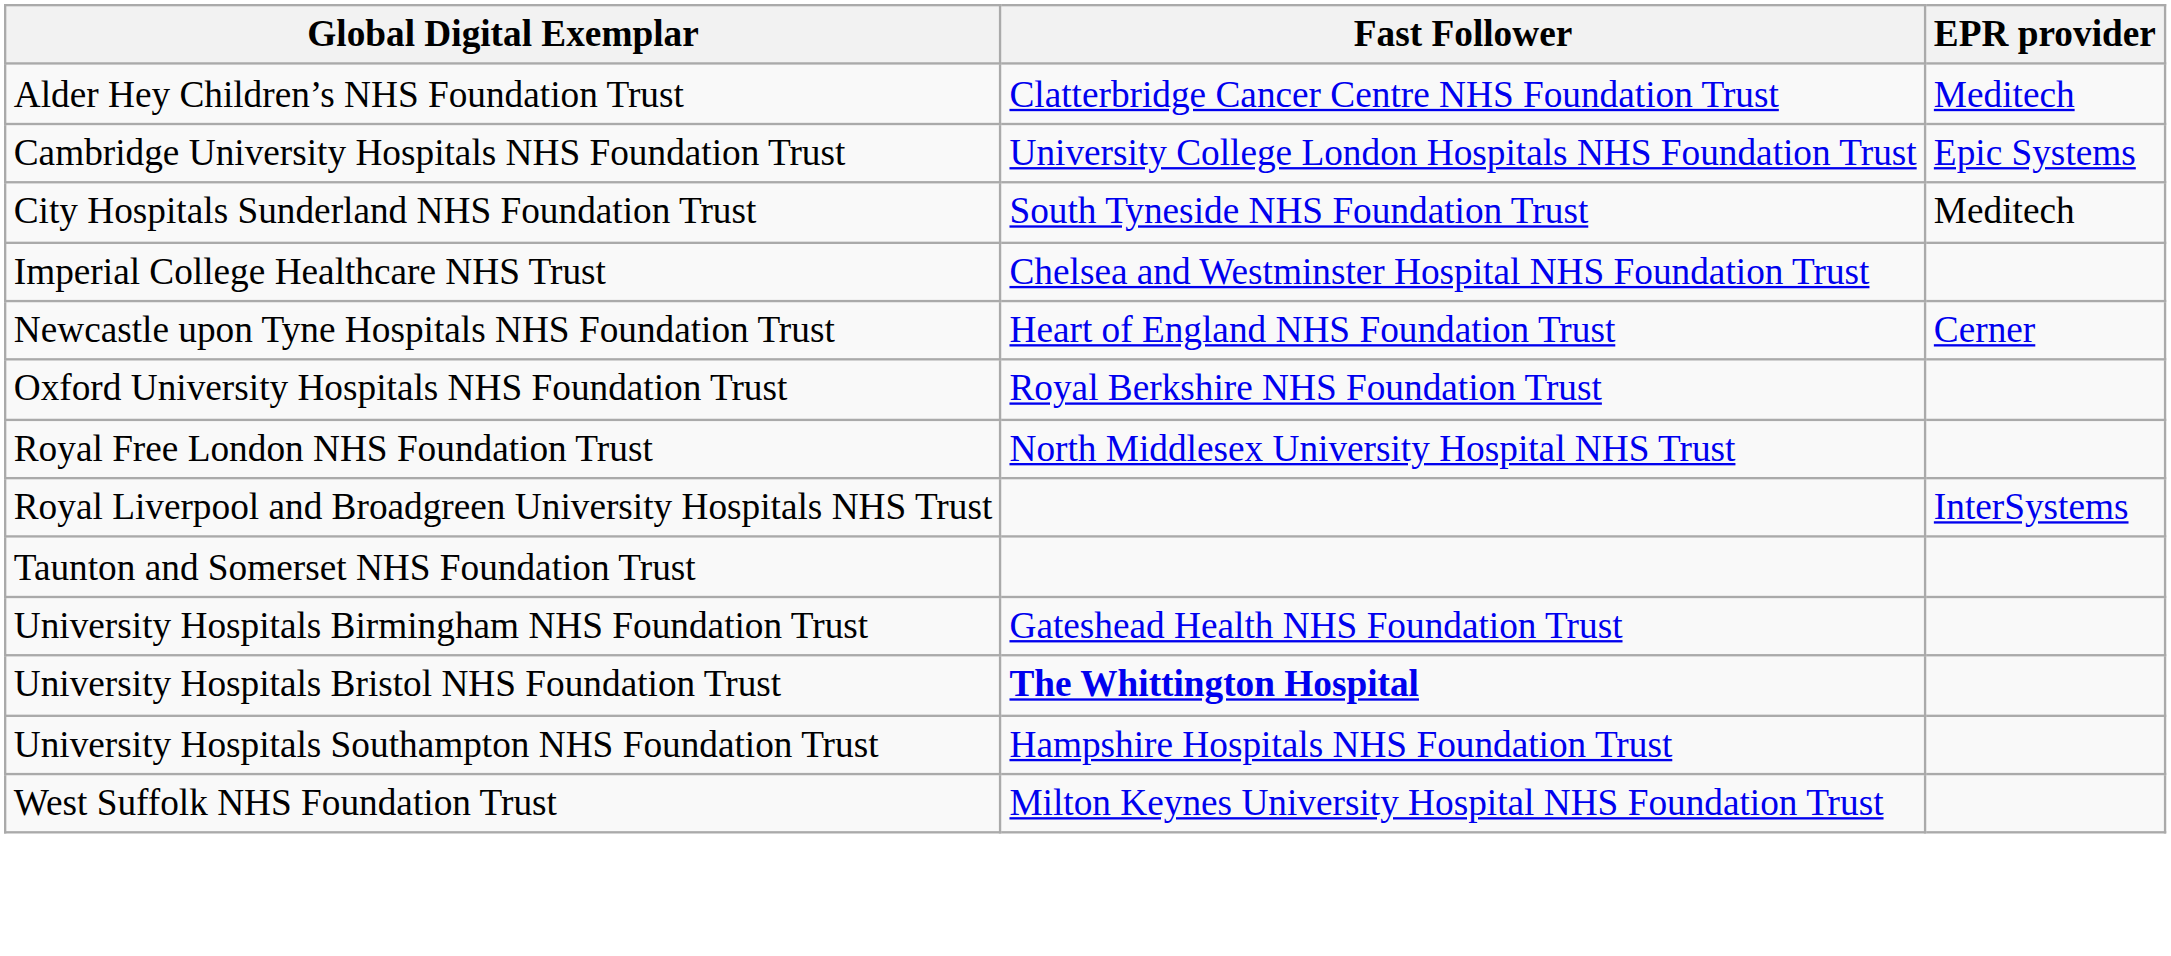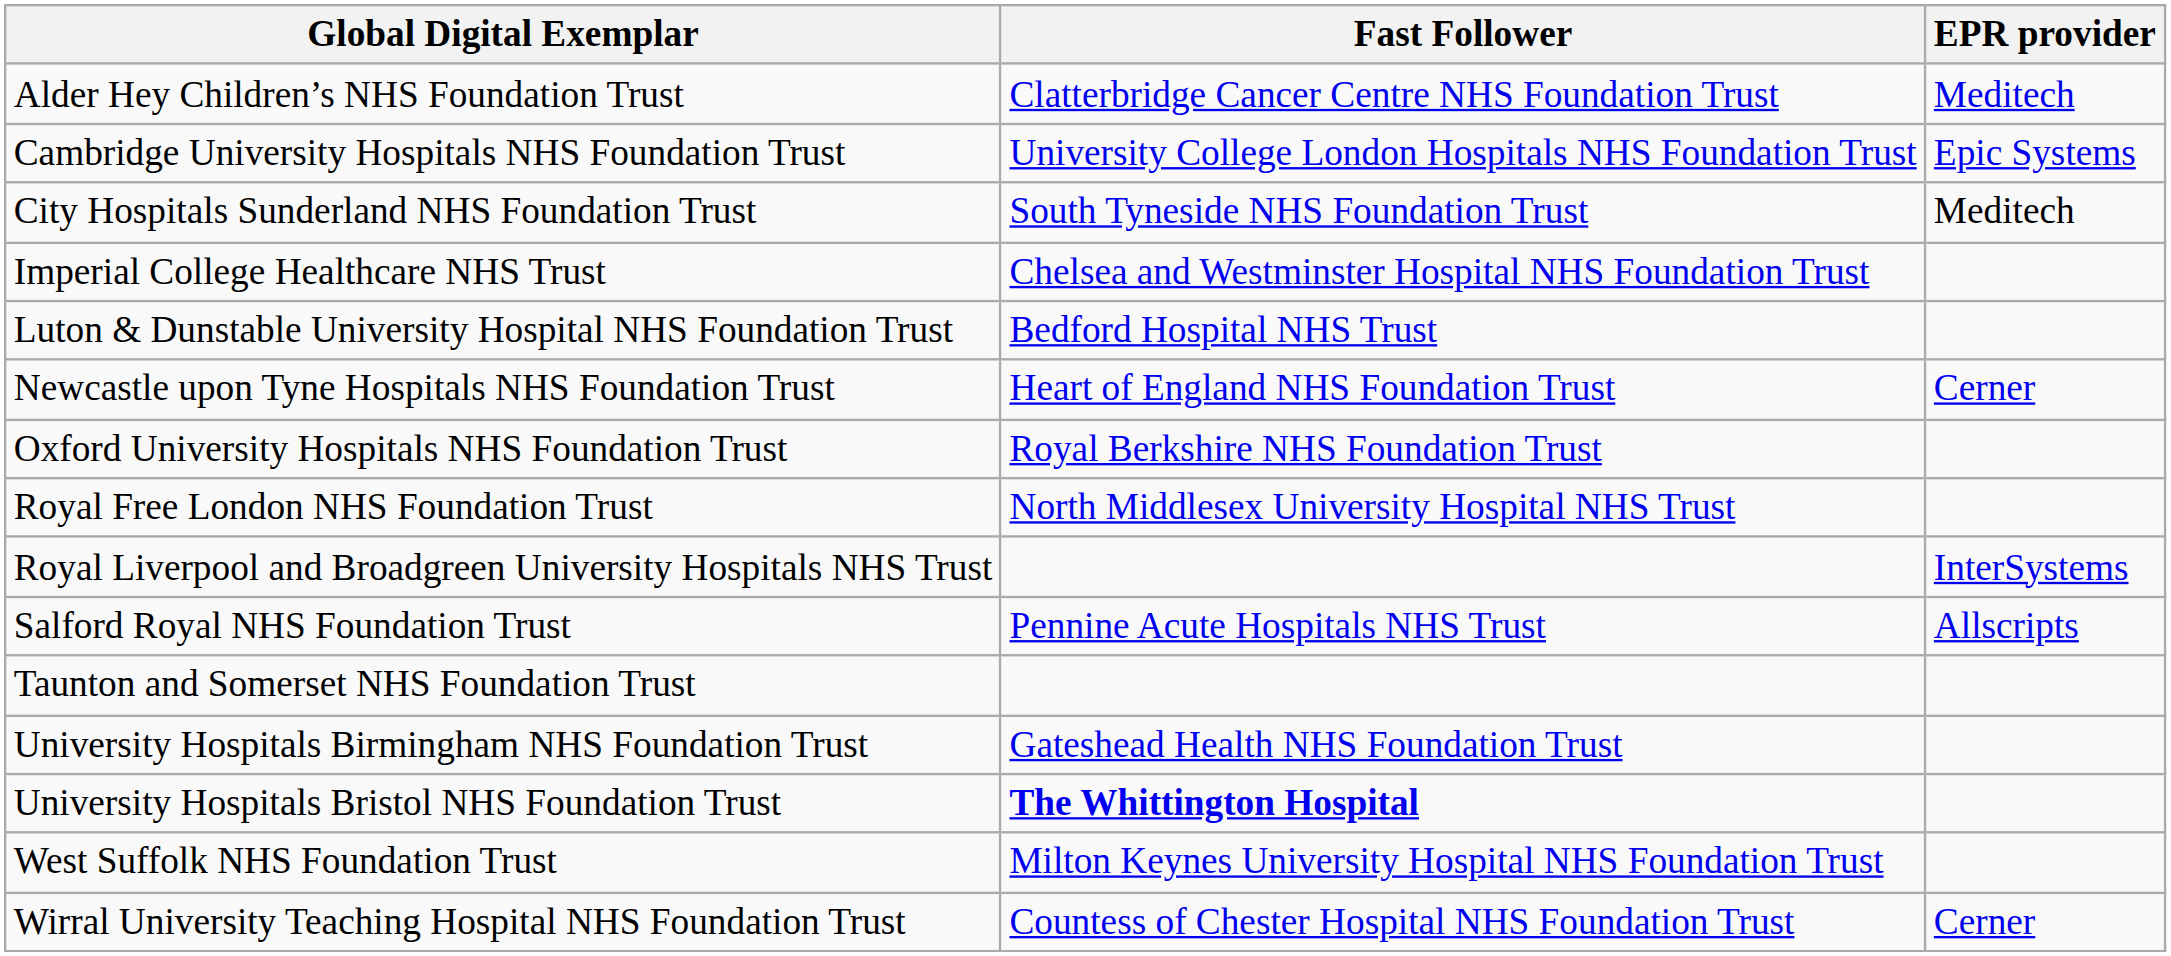+ row: (483, 329)
+ row: (292, 625)
- row: (446, 743)
+ row: (460, 920)
